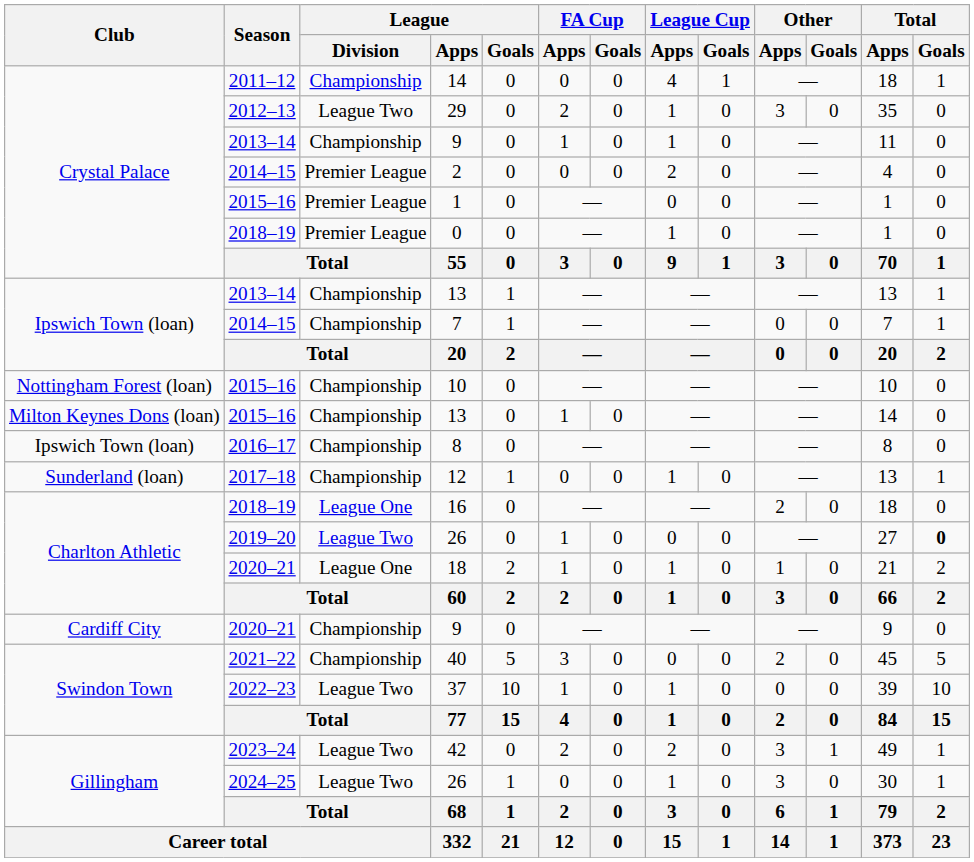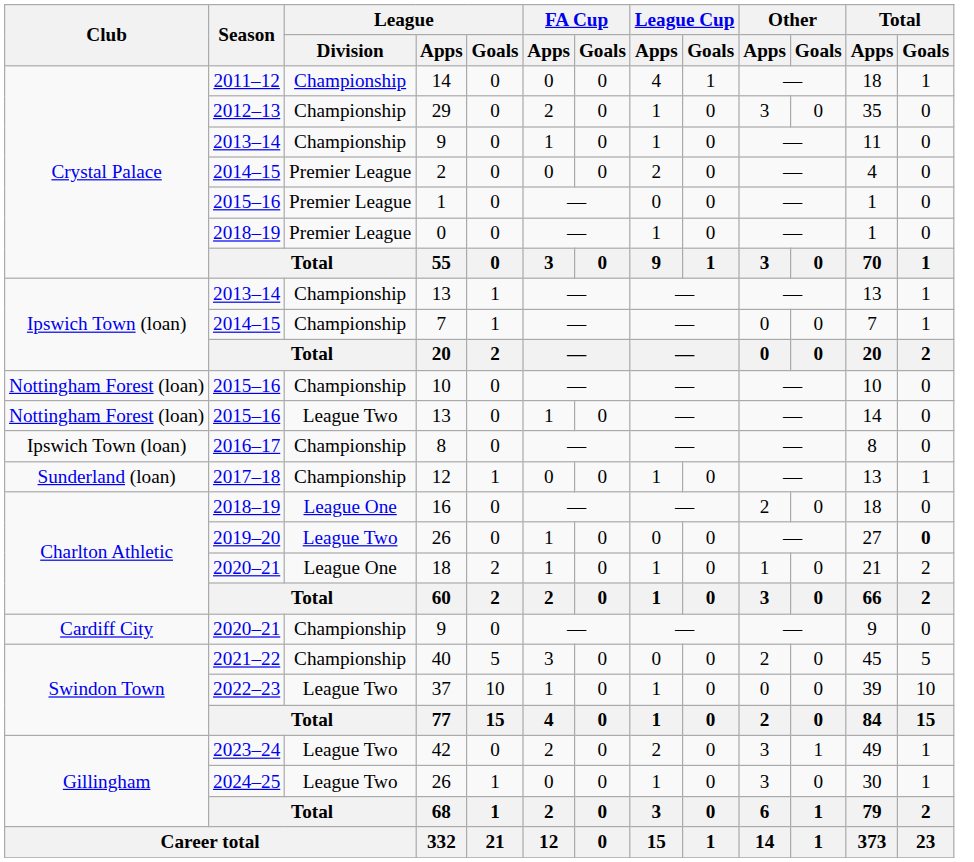(366, 111) League Two -> (350, 111) Championship
(114, 415) Milton Keynes Dons (loan) -> (107, 415) Nottingham Forest (loan)
(366, 415) Championship -> (350, 415) League Two
